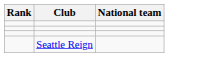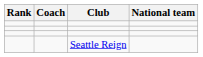+ column: (51, 12)
